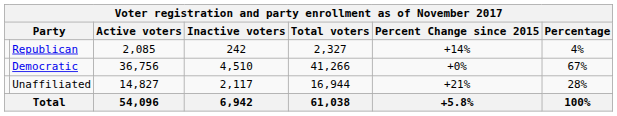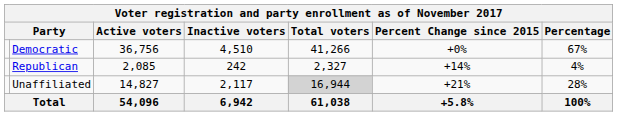rows swapped: (45, 67) <-> (45, 49)
(330, 85) no background -> (330, 85) lightgrey background
